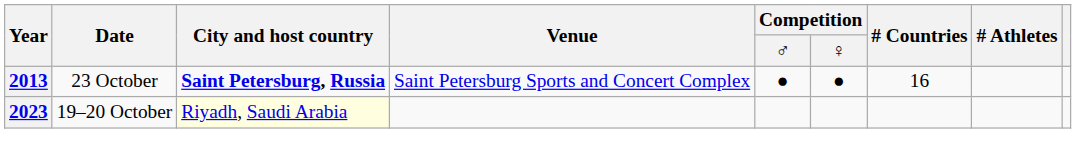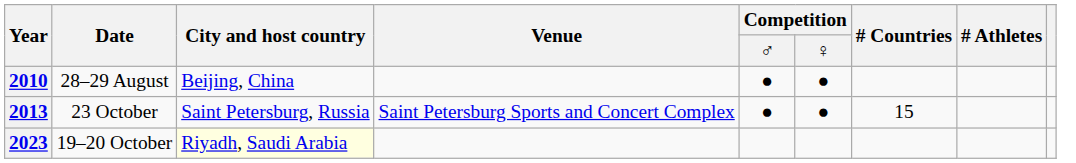+ row: (28, 81)
(283, 81) bold -> (275, 111) normal
(919, 81) 16 -> (904, 111) 15
